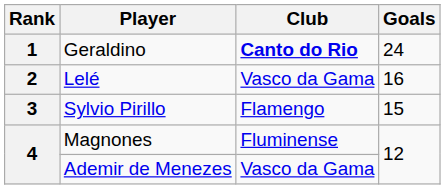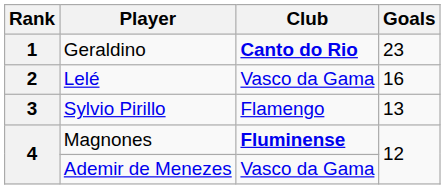(394, 49) 24 -> (394, 49) 23
(394, 109) 15 -> (394, 109) 13
(289, 139) normal -> (293, 139) bold
